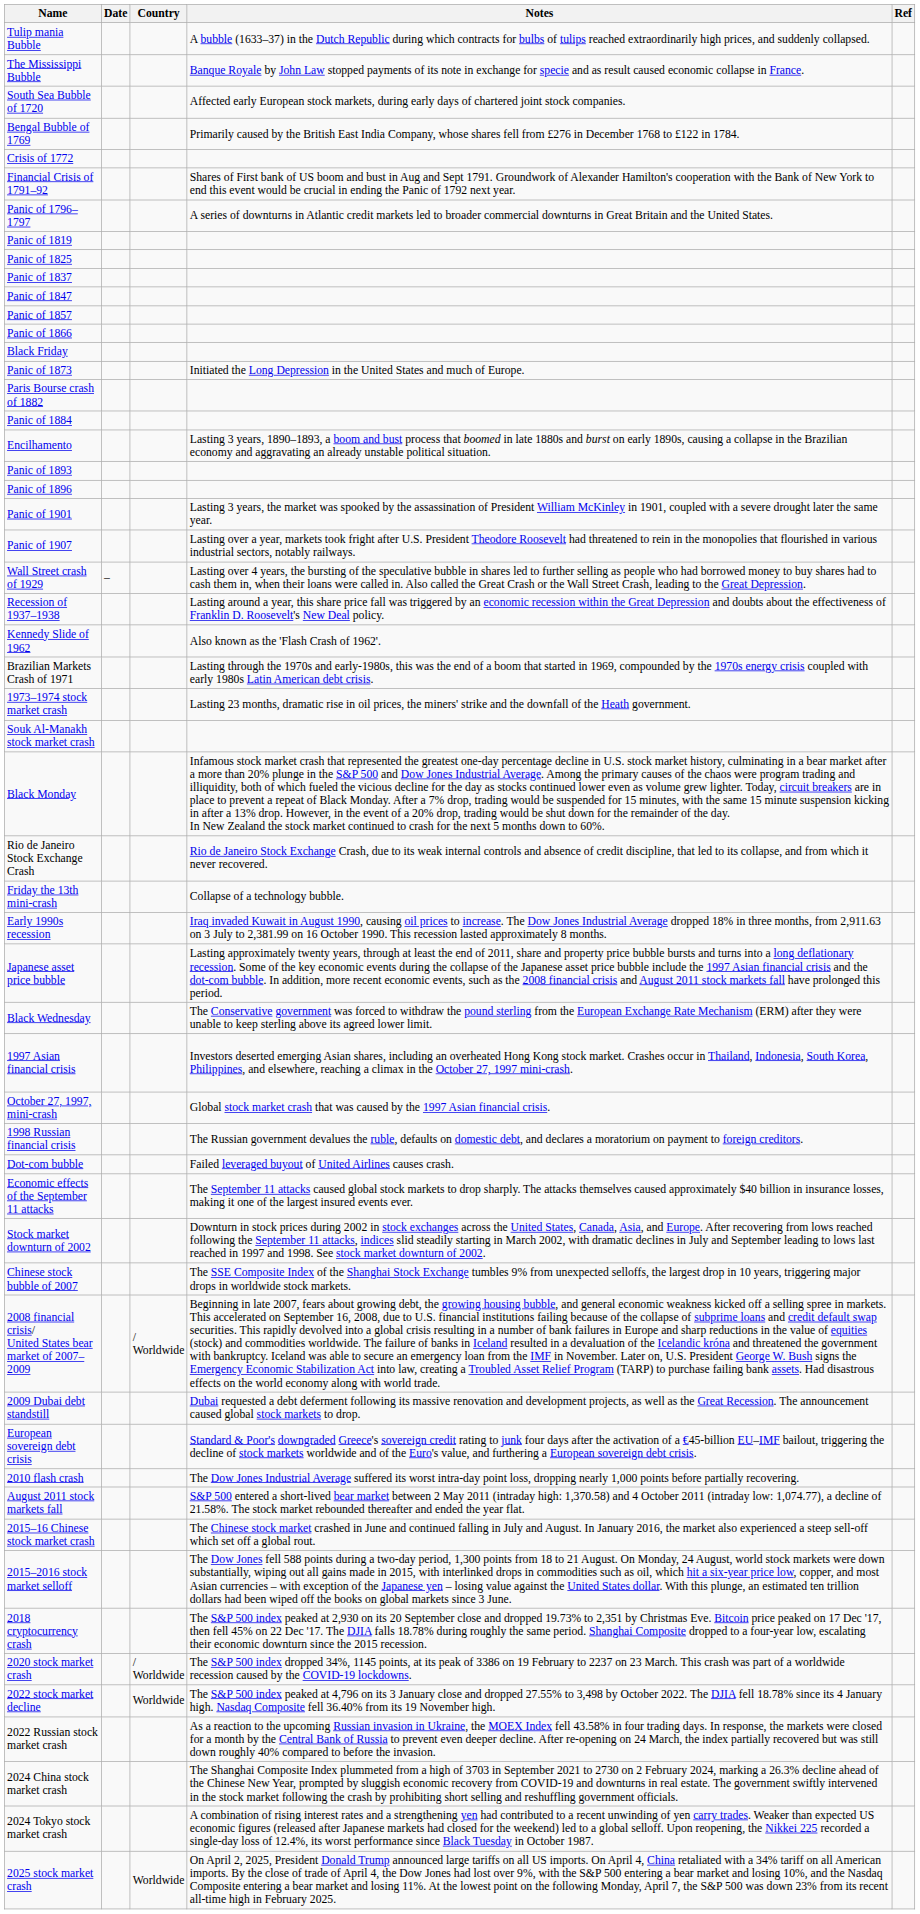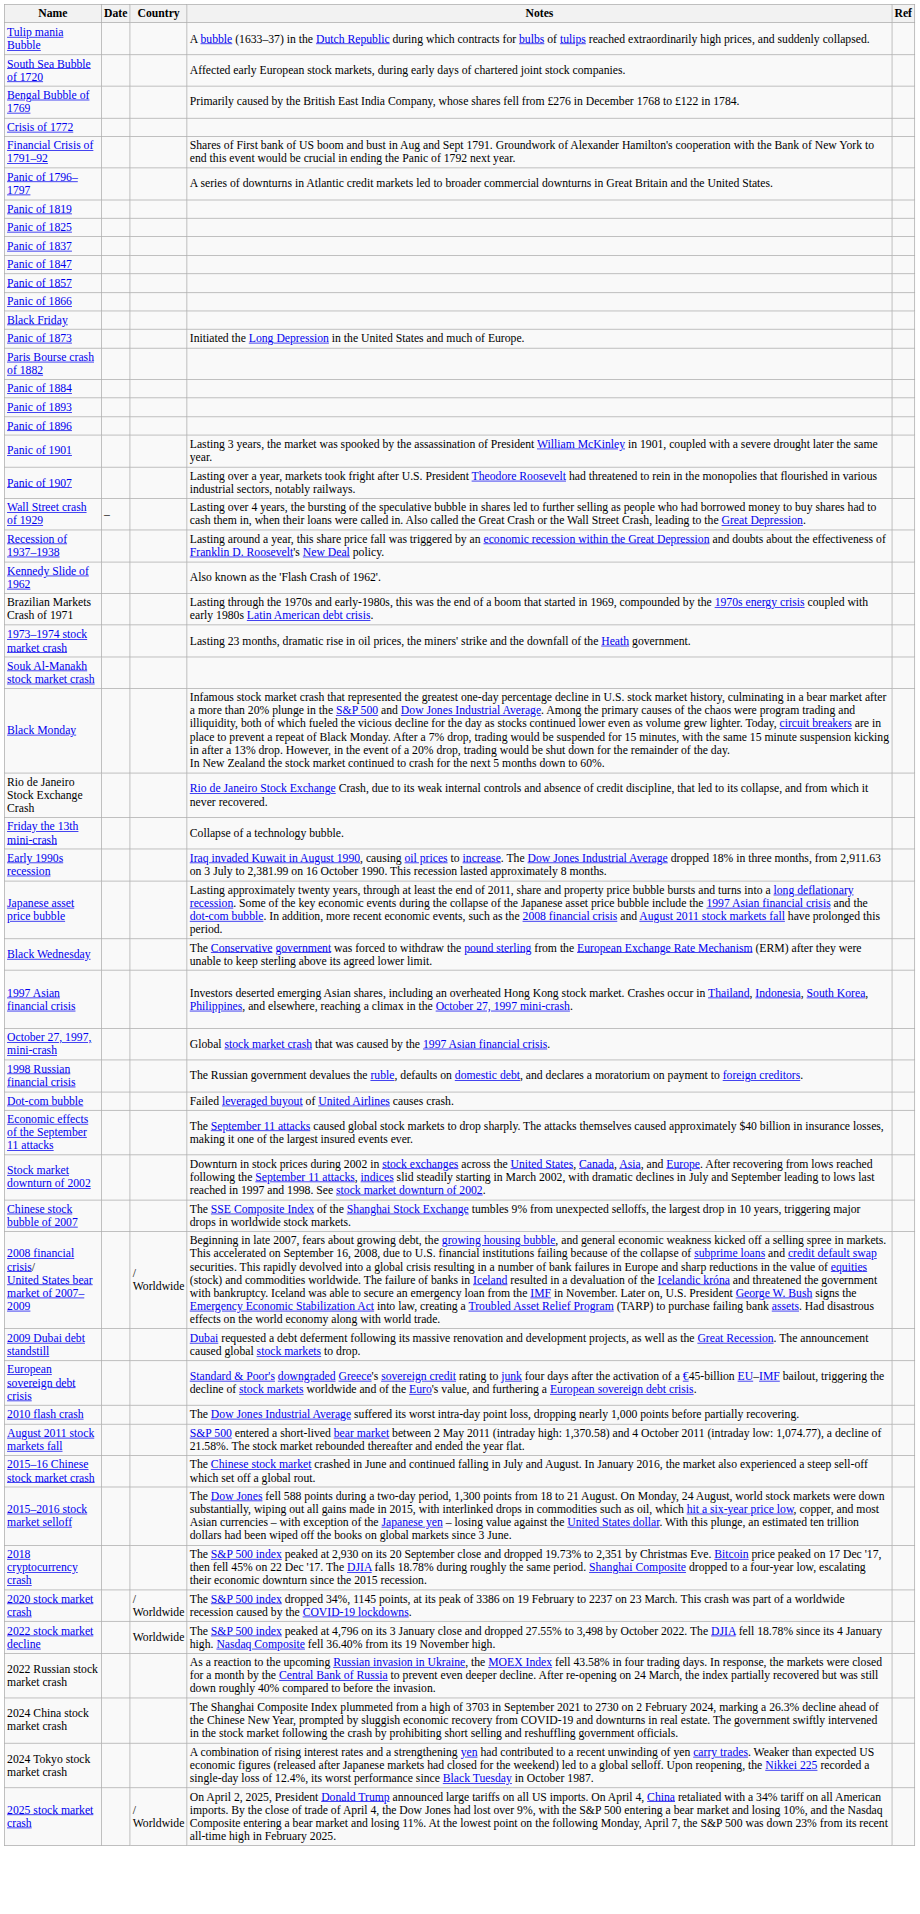- row: (44, 70)
- row: (39, 445)
(159, 1880) Worldwide -> (159, 1816) / Worldwide
